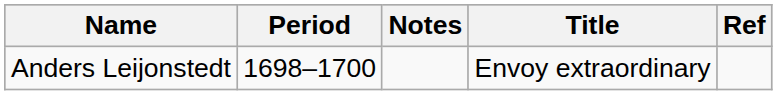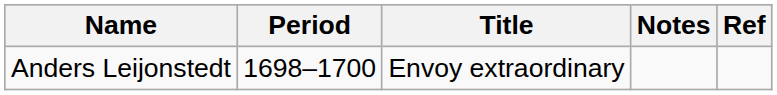columns swapped: (593, 25) <-> (425, 25)
